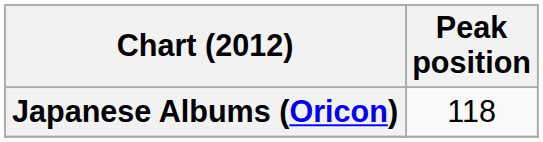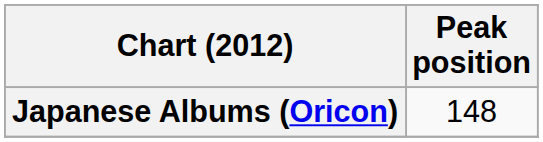(472, 111) 118 -> (472, 111) 148
